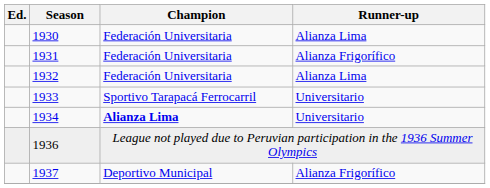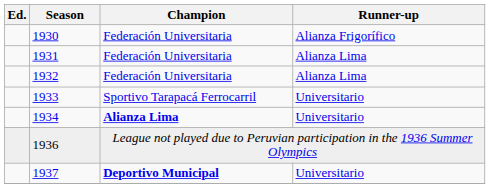(331, 35) Alianza Lima -> (345, 35) Alianza Frigorífico
(345, 55) Alianza Frigorífico -> (331, 55) Alianza Lima
(158, 173) normal -> (161, 173) bold
(345, 173) Alianza Frigorífico -> (330, 173) Universitario
